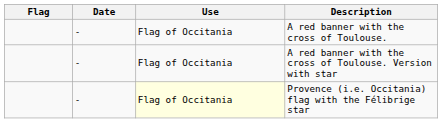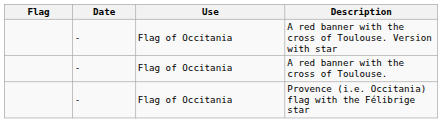rows swapped: (346, 32) <-> (360, 63)
(185, 100) lightyellow background -> (185, 100) no background
